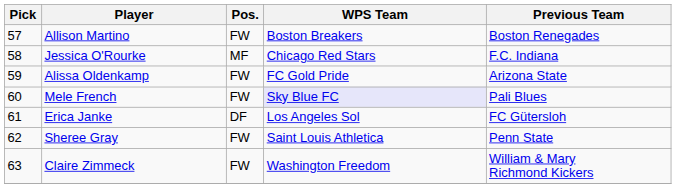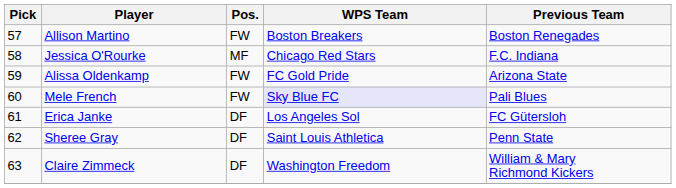(240, 138) FW -> (238, 138) DF
(240, 165) FW -> (238, 165) DF
